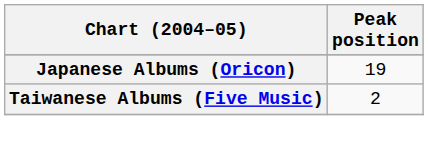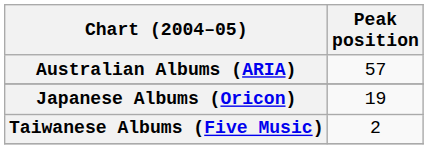+ row: (166, 70)
